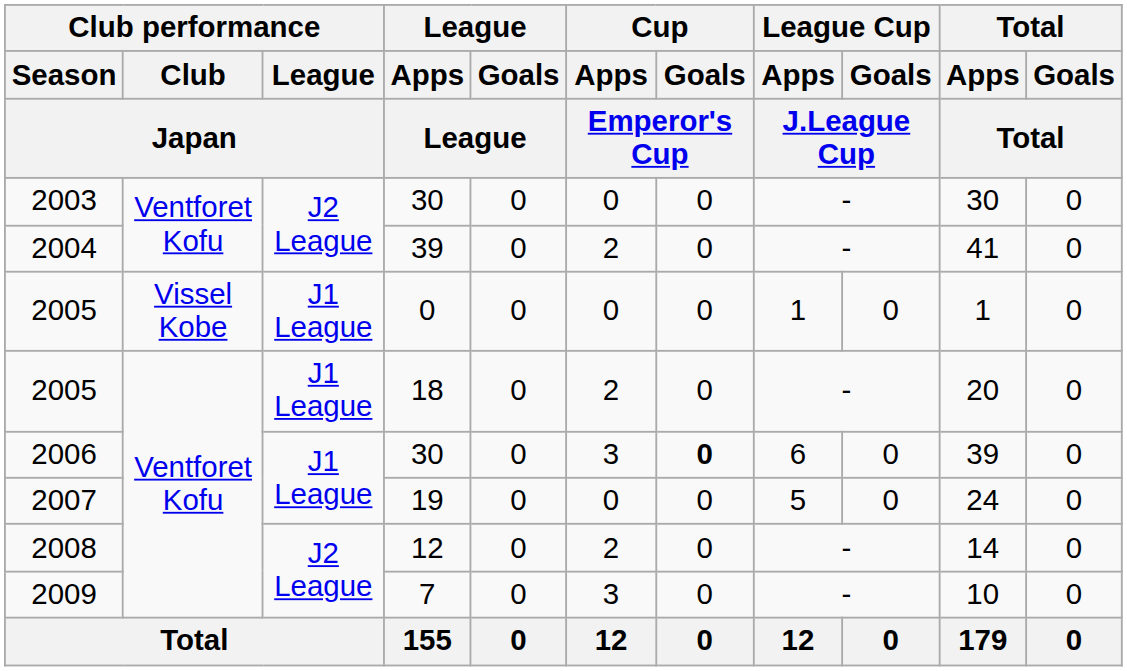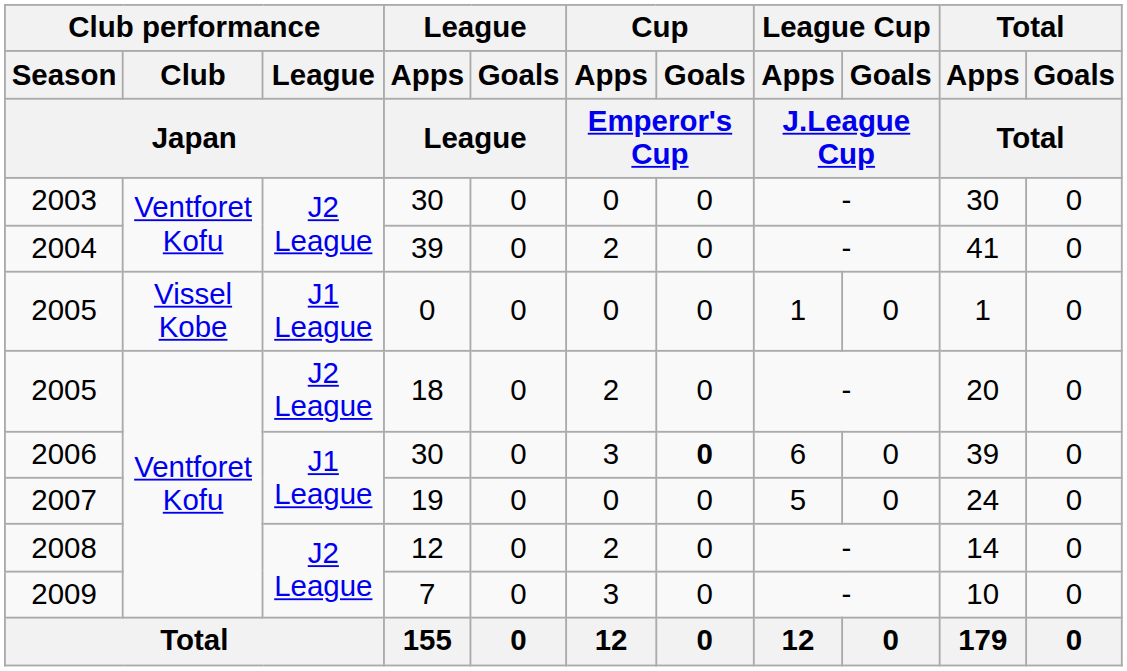(323, 390) J1 League -> (323, 390) J2 League
